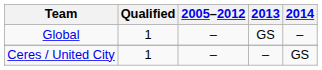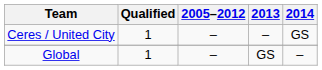rows swapped: (61, 55) <-> (61, 34)
